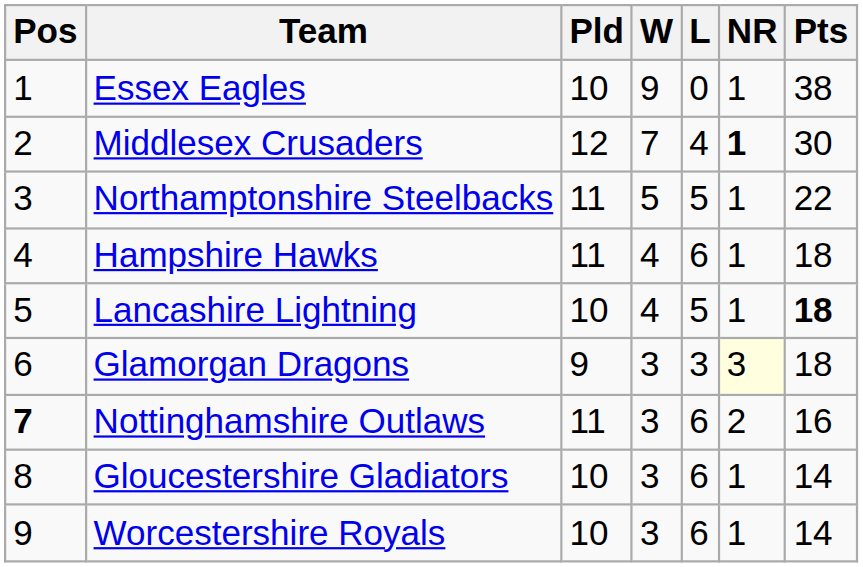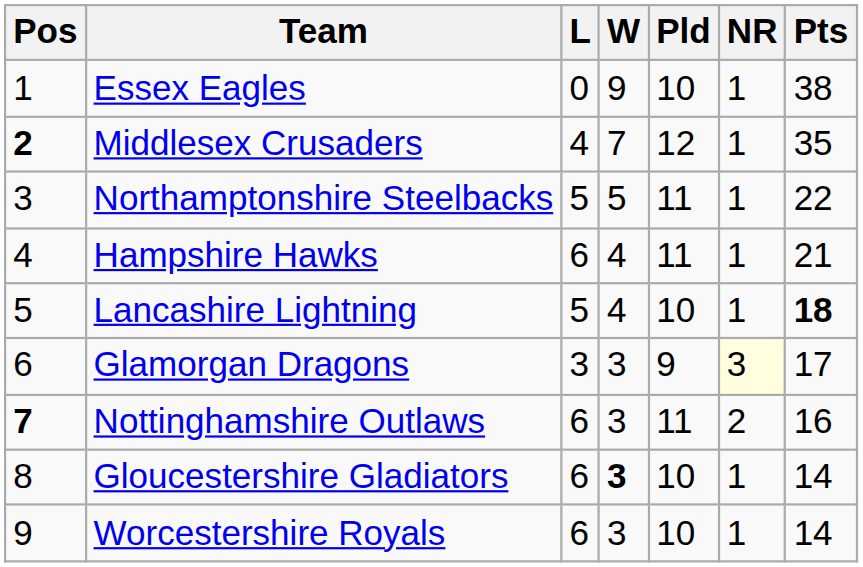columns swapped: (597, 32) <-> (700, 32)
(23, 143) normal -> (23, 143) bold
(737, 143) bold -> (737, 143) normal
(813, 143) 30 -> (813, 143) 35
(813, 254) 18 -> (813, 254) 21
(813, 365) 18 -> (813, 365) 17
(650, 476) normal -> (617, 476) bold
